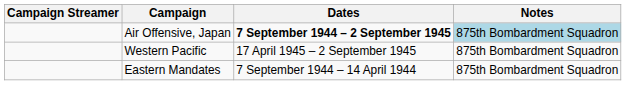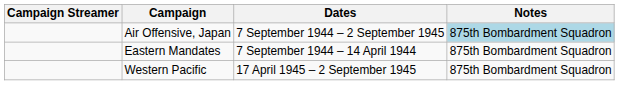(344, 32) bold -> (340, 32) normal
rows swapped: (172, 70) <-> (165, 51)
